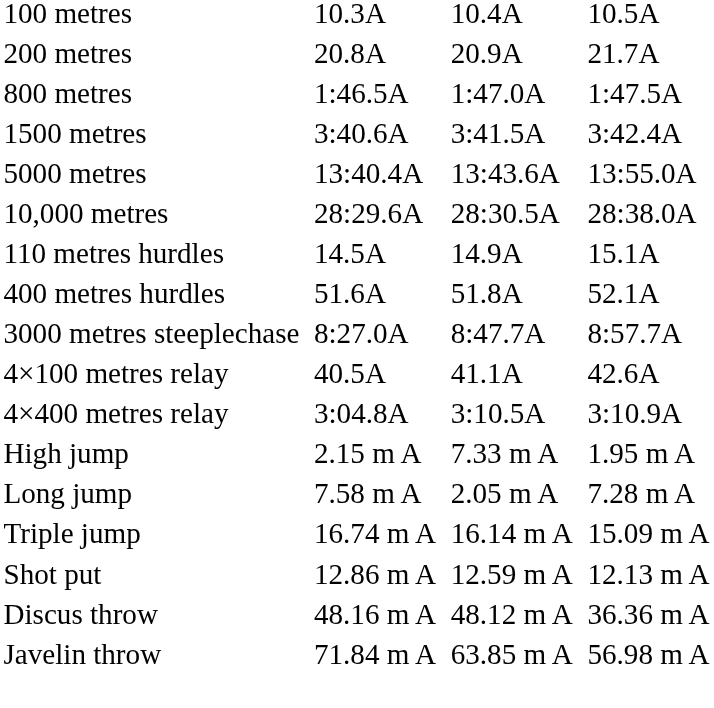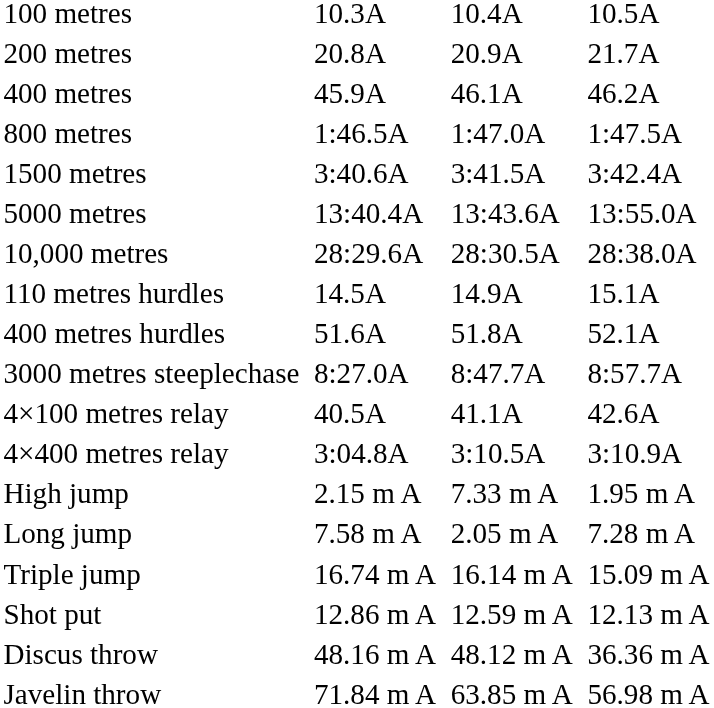+ row: (68, 93)
